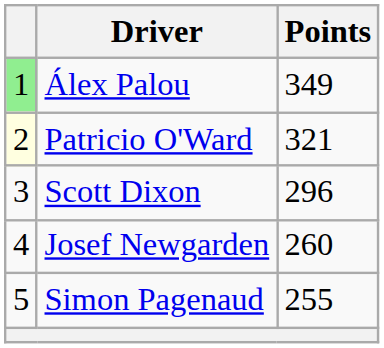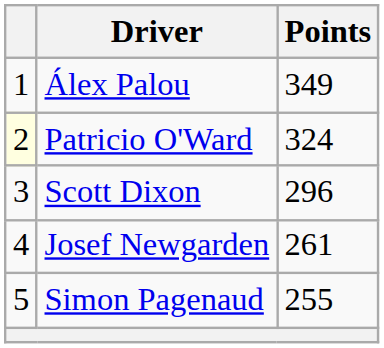(21, 84) lightgreen background -> (21, 84) no background
(309, 138) 321 -> (309, 138) 324
(309, 245) 260 -> (309, 245) 261
